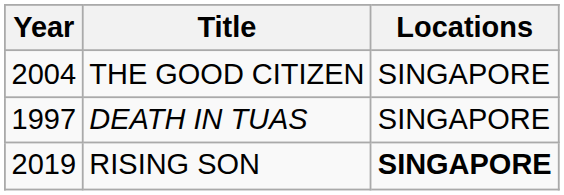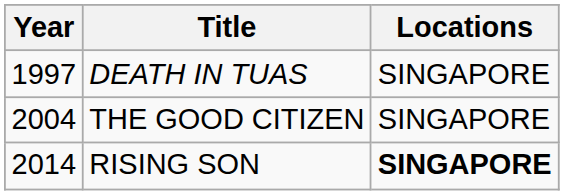rows swapped: (199, 119) <-> (227, 73)
(44, 165) 2019 -> (44, 165) 2014
